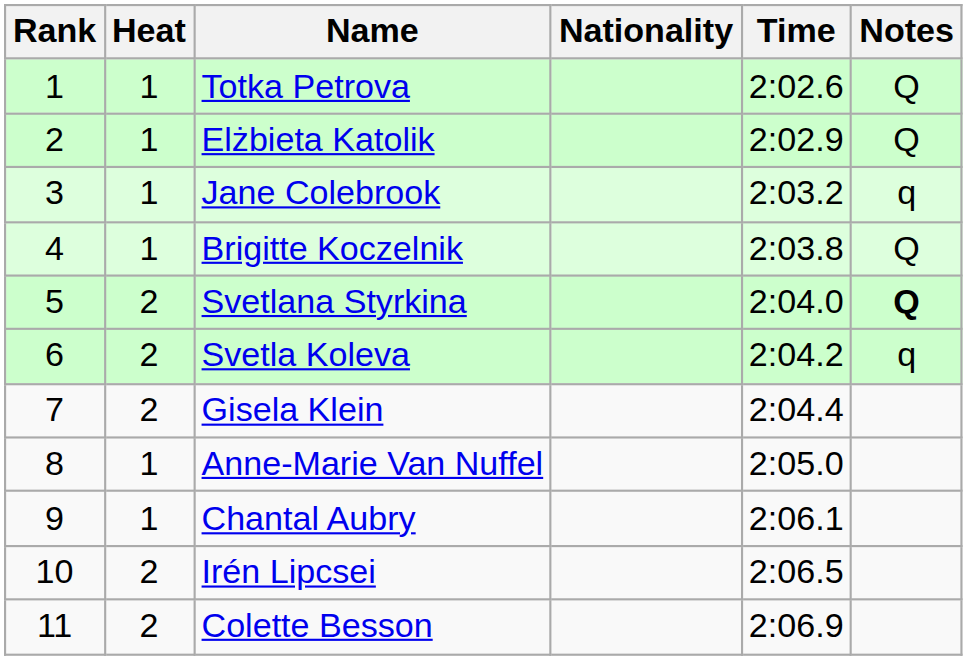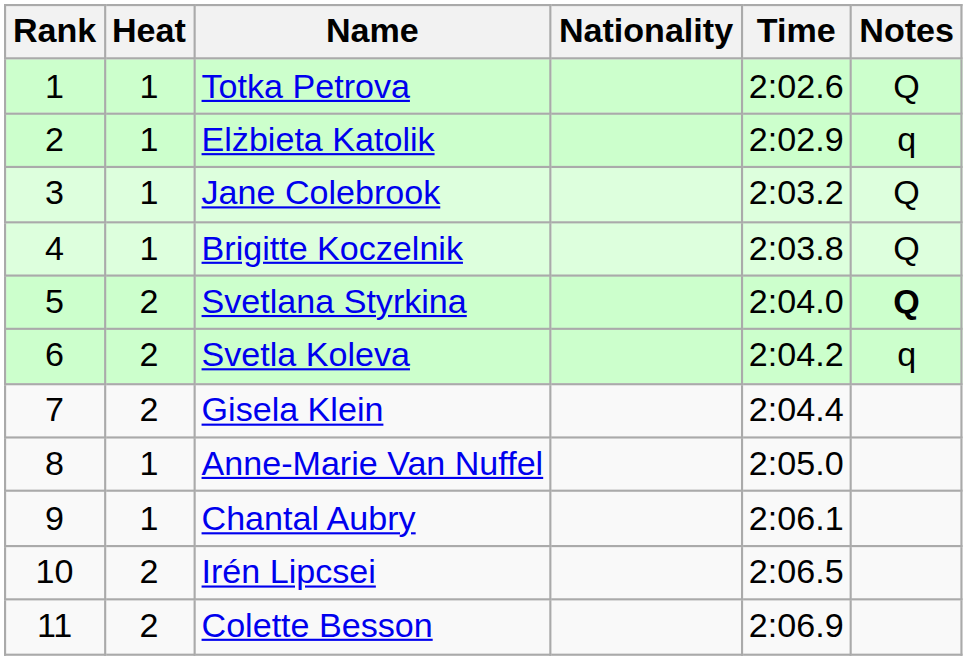(907, 139) Q -> (907, 139) q
(907, 193) q -> (907, 193) Q
